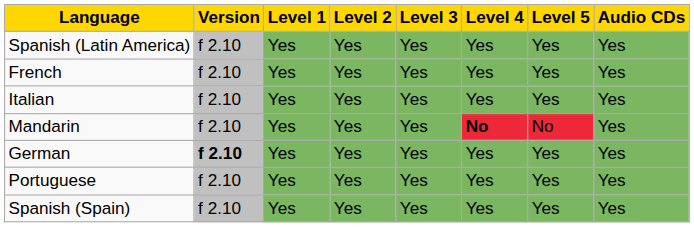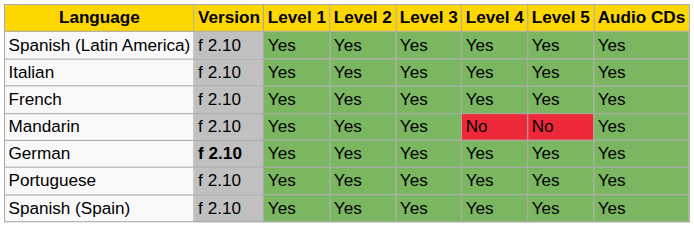rows swapped: (35, 72) <-> (31, 99)
(477, 126) bold -> (477, 126) normal
